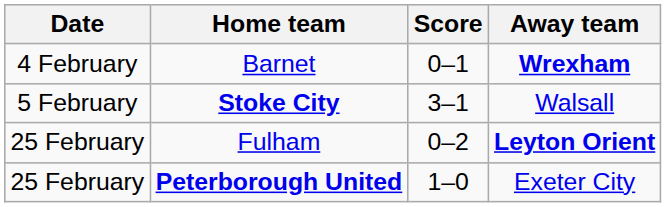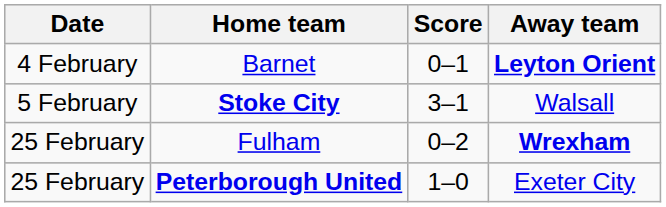(575, 63) Wrexham -> (575, 63) Leyton Orient
(575, 142) Leyton Orient -> (575, 142) Wrexham
